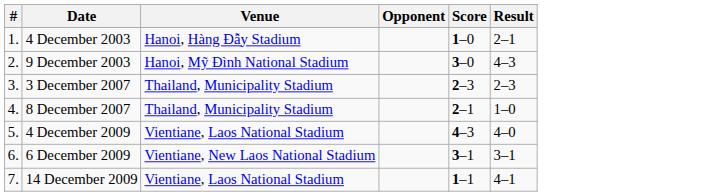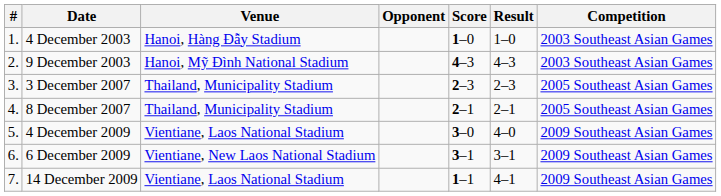+ column: (627, 16)
(505, 39) 2–1 -> (505, 39) 1–0
(463, 62) 3–0 -> (463, 62) 4–3
(505, 109) 1–0 -> (505, 109) 2–1
(463, 132) 4–3 -> (463, 132) 3–0
